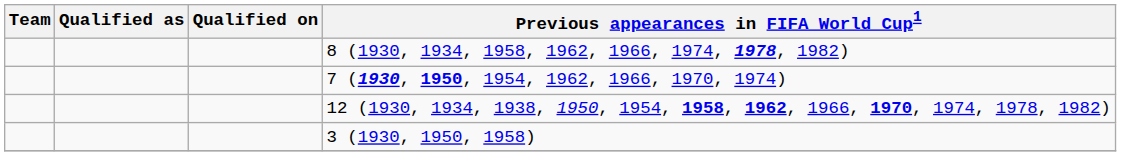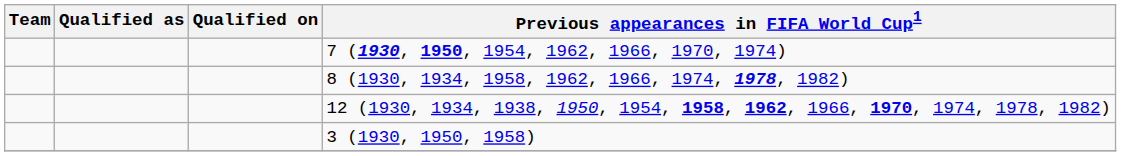rows swapped: (588, 52) <-> (557, 80)
